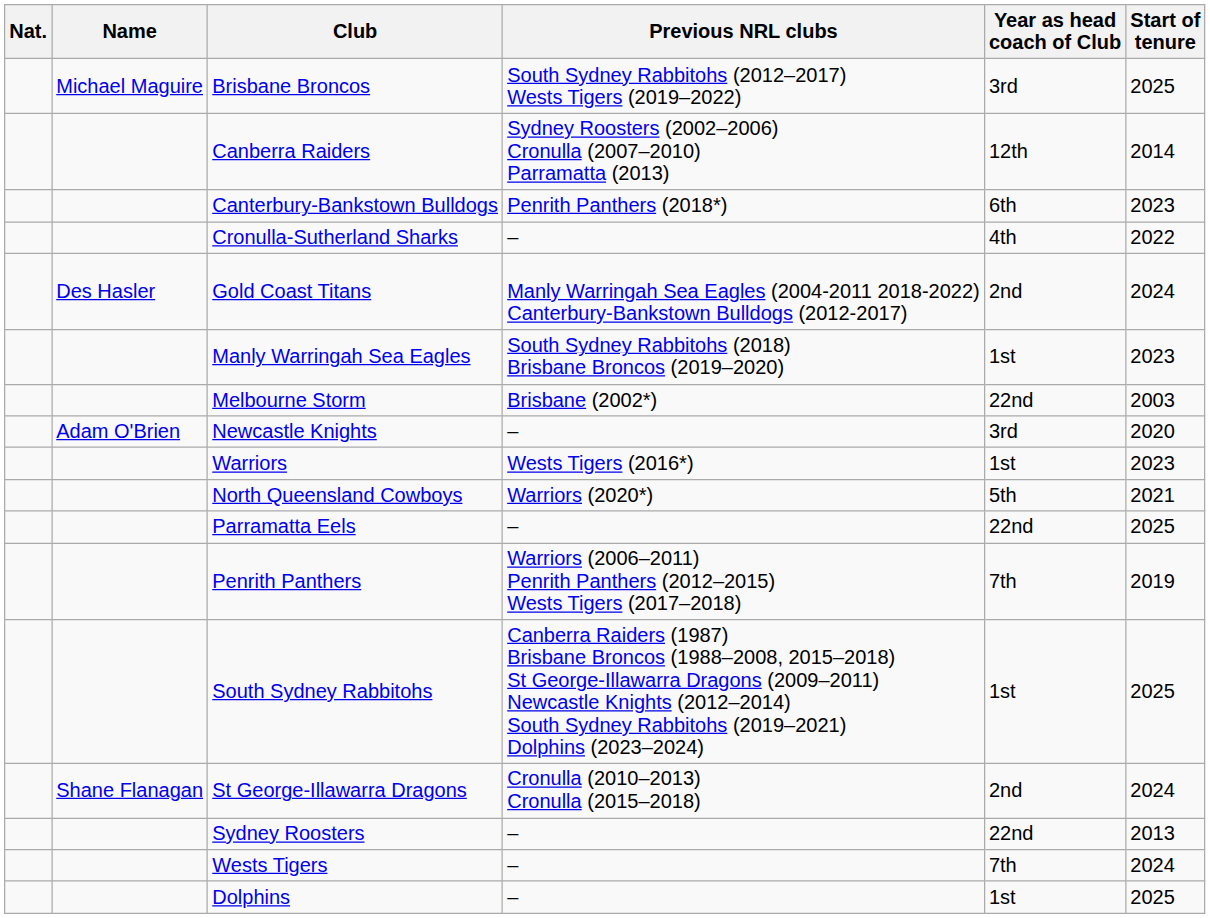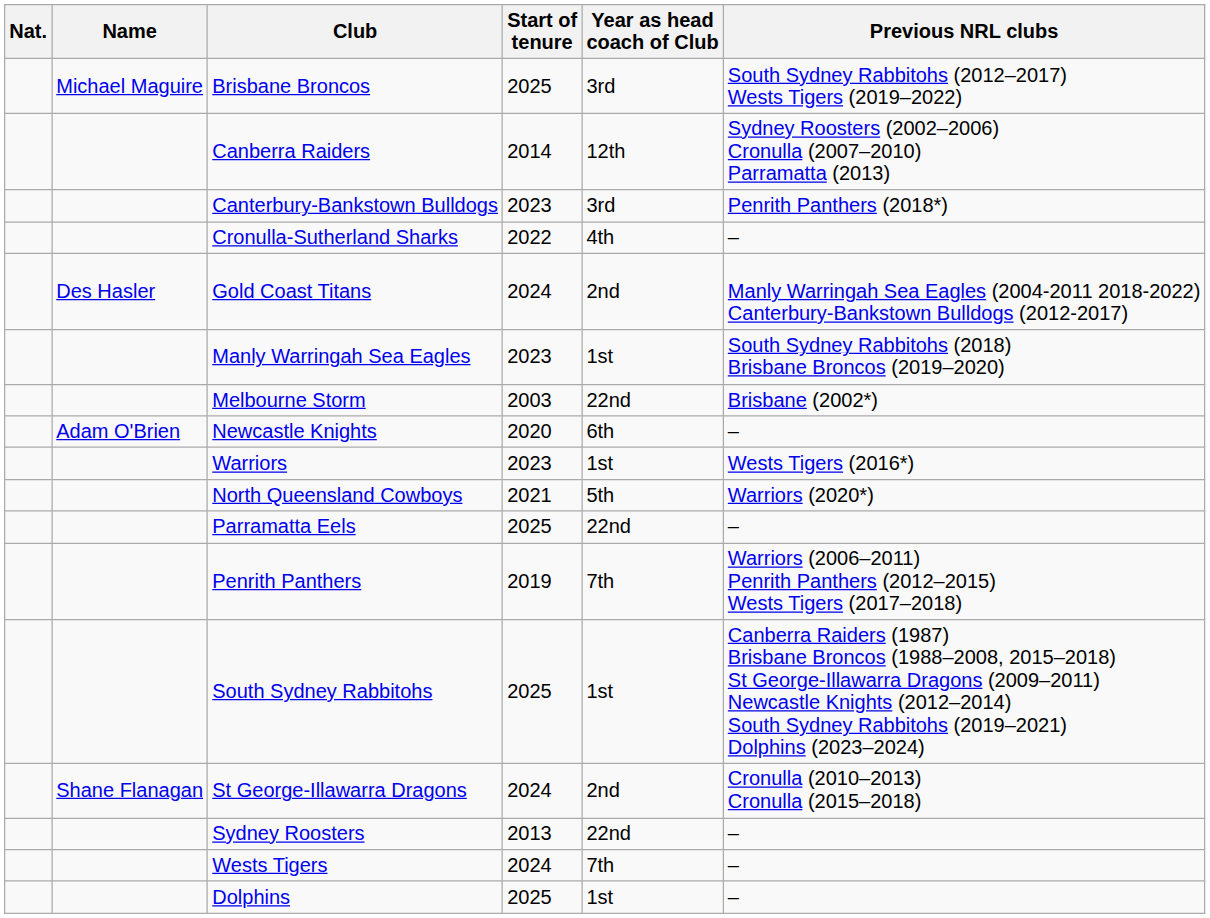columns swapped: (1165, 31) <-> (743, 31)
(1003, 205) 6th -> (601, 205) 3rd
(1003, 431) 3rd -> (600, 431) 6th
